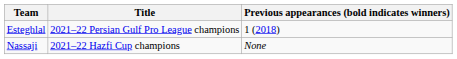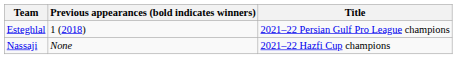columns swapped: (145, 12) <-> (347, 12)
